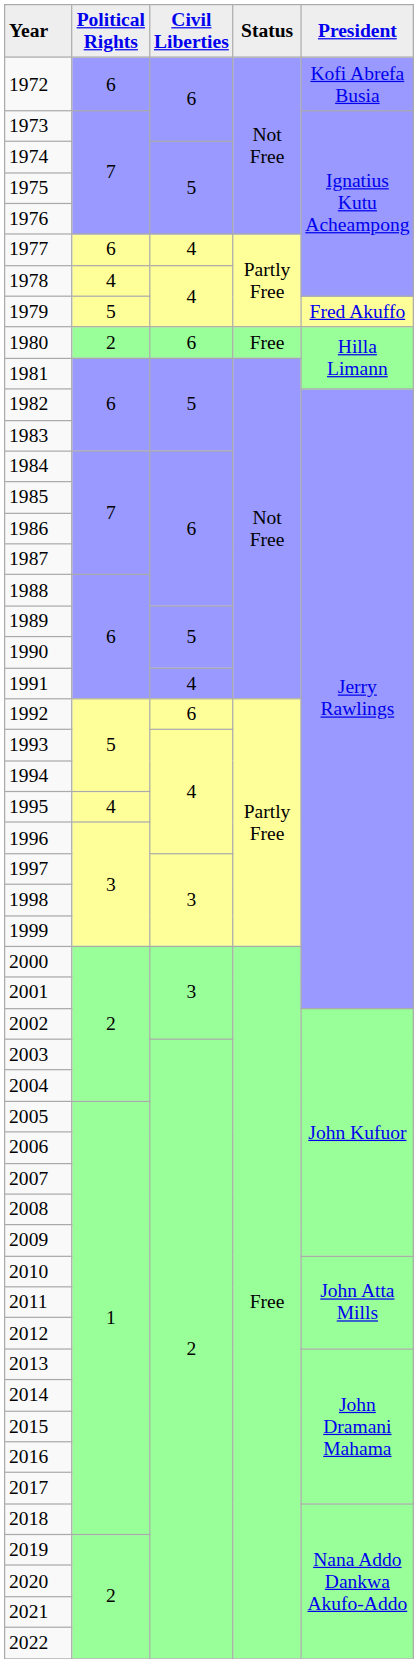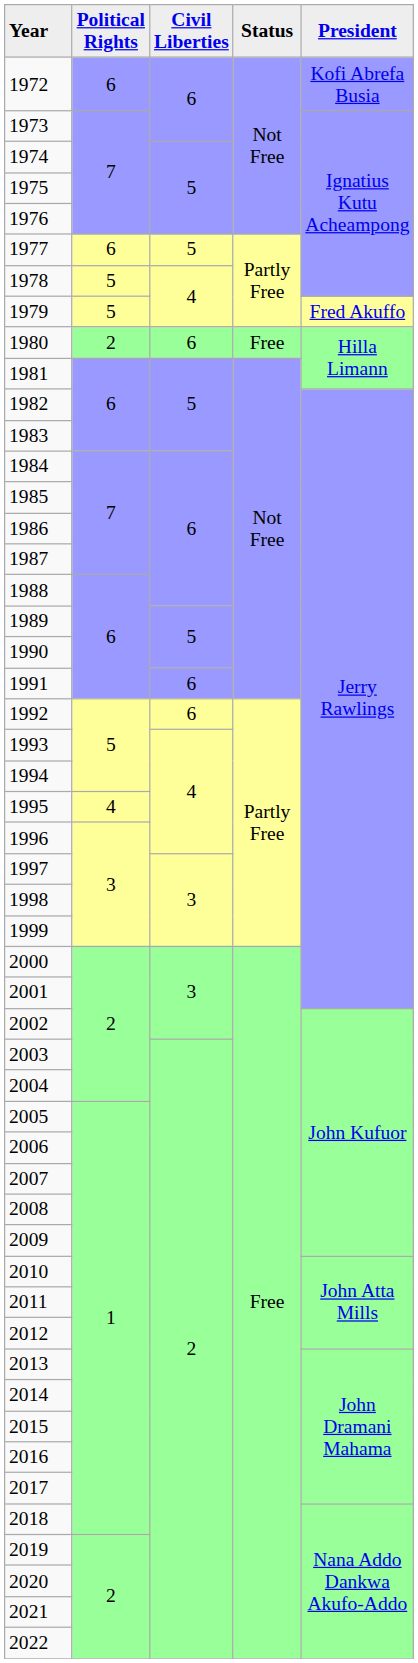(191, 249) 4 -> (191, 249) 5
(111, 280) 4 -> (111, 280) 5
(191, 683) 4 -> (191, 683) 6
